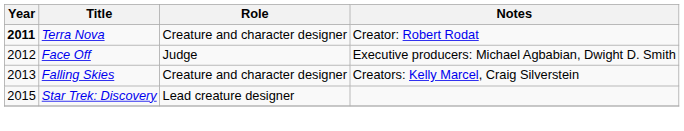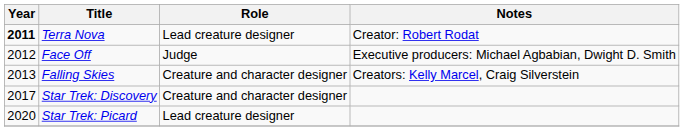(255, 34) Creature and character designer -> (228, 34) Lead creature designer
(22, 95) 2015 -> (22, 95) 2017
(228, 95) Lead creature designer -> (255, 95) Creature and character designer
+ row: (89, 116)
